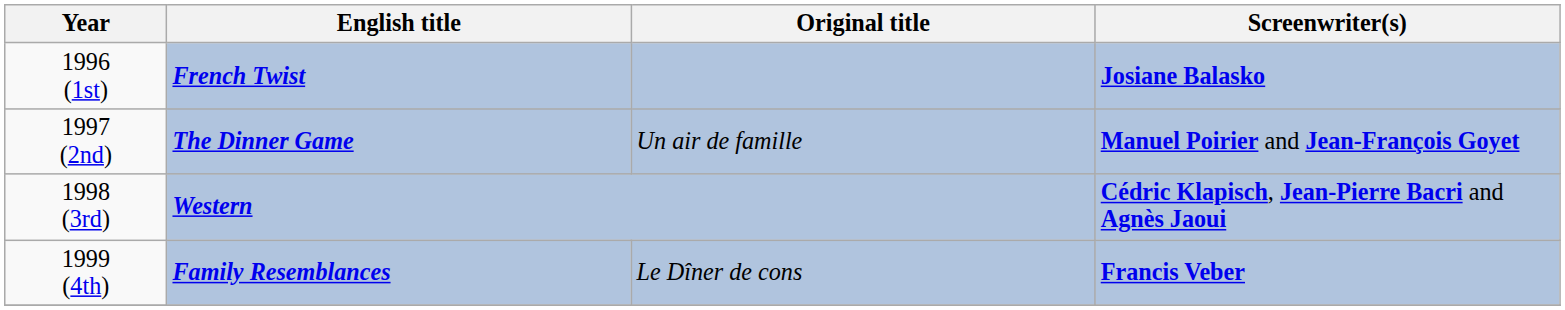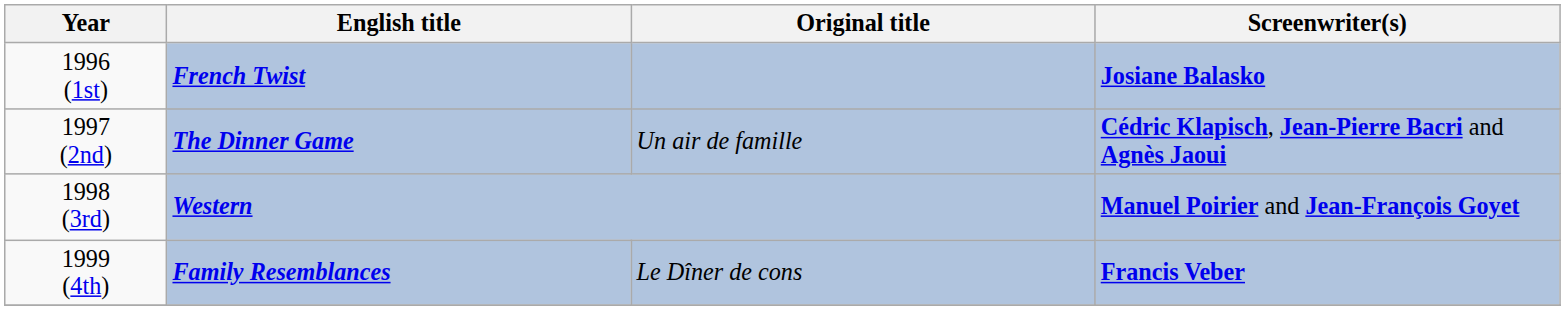(1310, 141) Manuel Poirier and Jean-François Goyet -> (1302, 141) Cédric Klapisch, Jean-Pierre Bacri and Agnès Jaoui
(1302, 206) Cédric Klapisch, Jean-Pierre Bacri and Agnès Jaoui -> (1310, 206) Manuel Poirier and Jean-François Goyet
